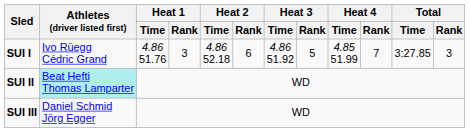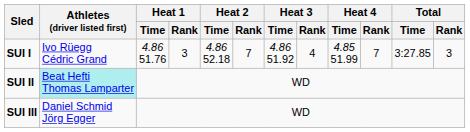(248, 53) 6 -> (248, 53) 7
(312, 53) 5 -> (312, 53) 4
